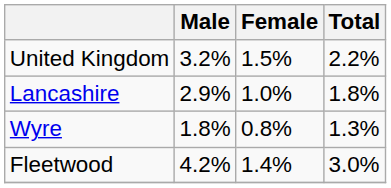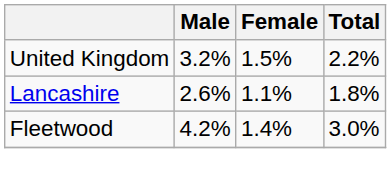(205, 93) 2.9% -> (205, 93) 2.6%
(266, 93) 1.0% -> (266, 93) 1.1%
- row: (36, 128)
